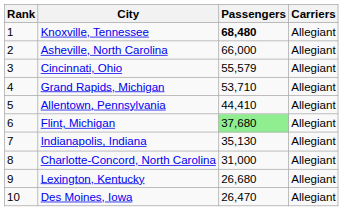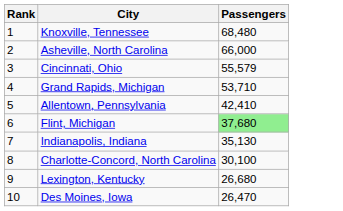- column: (313, 14)
(239, 32) bold -> (239, 32) normal
(239, 105) 44,410 -> (239, 105) 42,410
(239, 160) 31,000 -> (239, 160) 30,100
